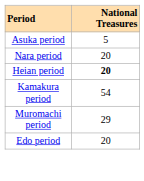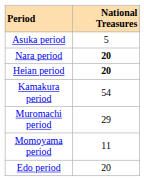(106, 55) normal -> (106, 55) bold
+ row: (39, 146)
